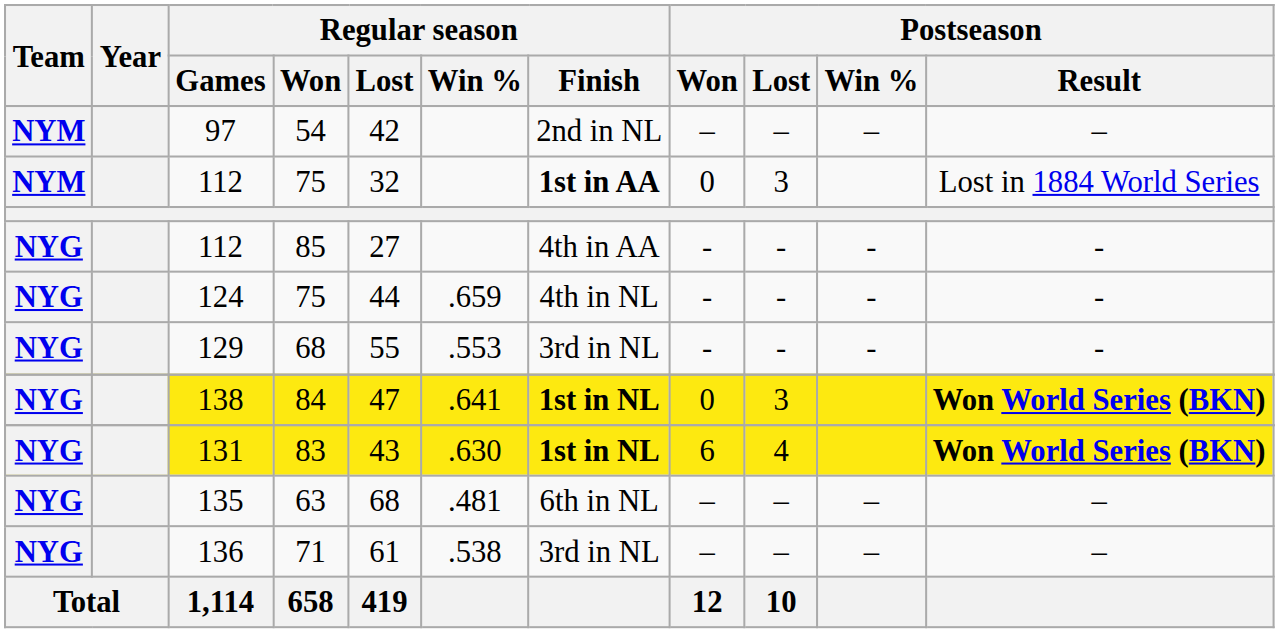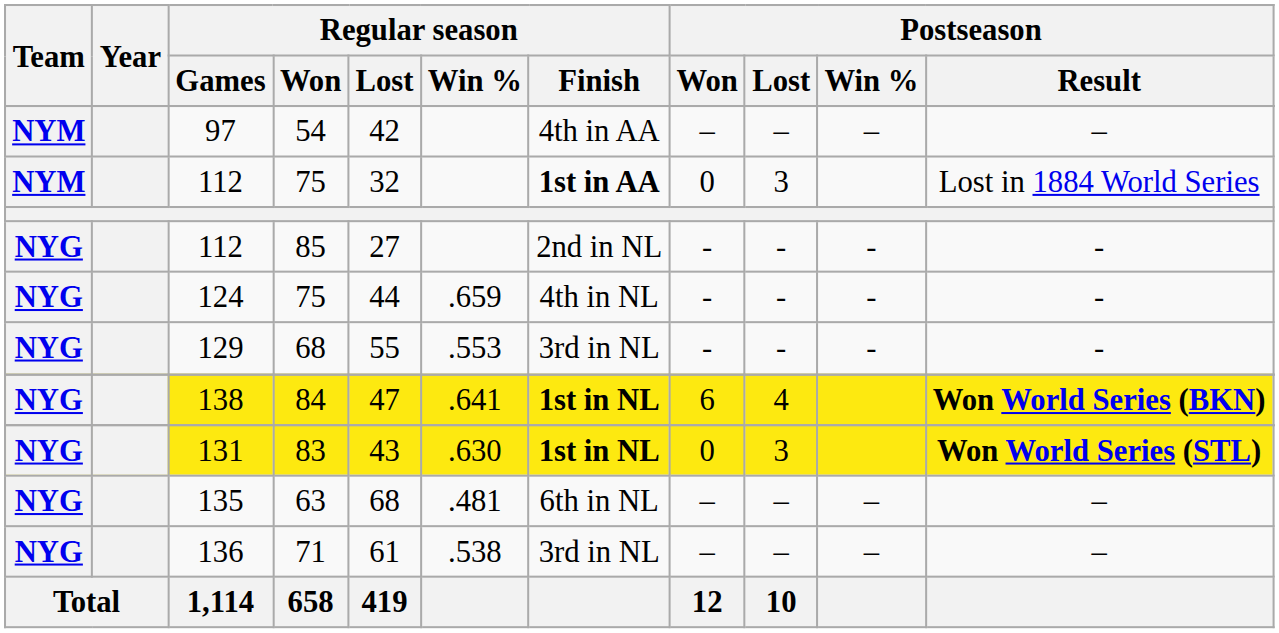(599, 131) 2nd in NL -> (599, 131) 4th in AA
(599, 246) 4th in AA -> (599, 246) 2nd in NL
(707, 398) 0 -> (707, 398) 6
(781, 398) 3 -> (781, 398) 4
(707, 449) 6 -> (707, 449) 0
(781, 449) 4 -> (781, 449) 3
(1099, 449) Won World Series (BKN) -> (1099, 449) Won World Series (STL)
